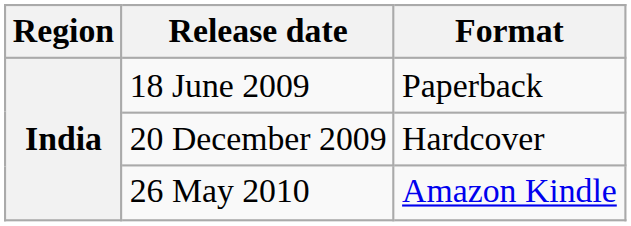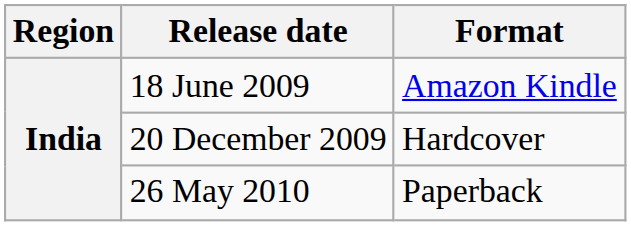(472, 84) Paperback -> (509, 84) Amazon Kindle
(509, 191) Amazon Kindle -> (472, 191) Paperback
